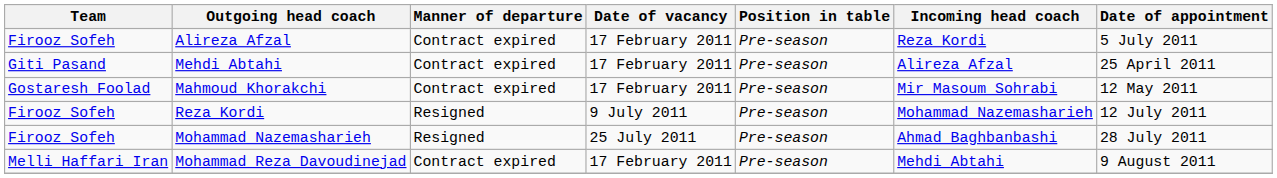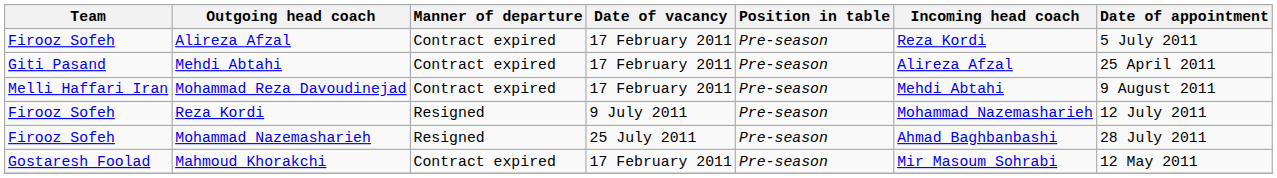rows swapped: (251, 89) <-> (291, 162)
